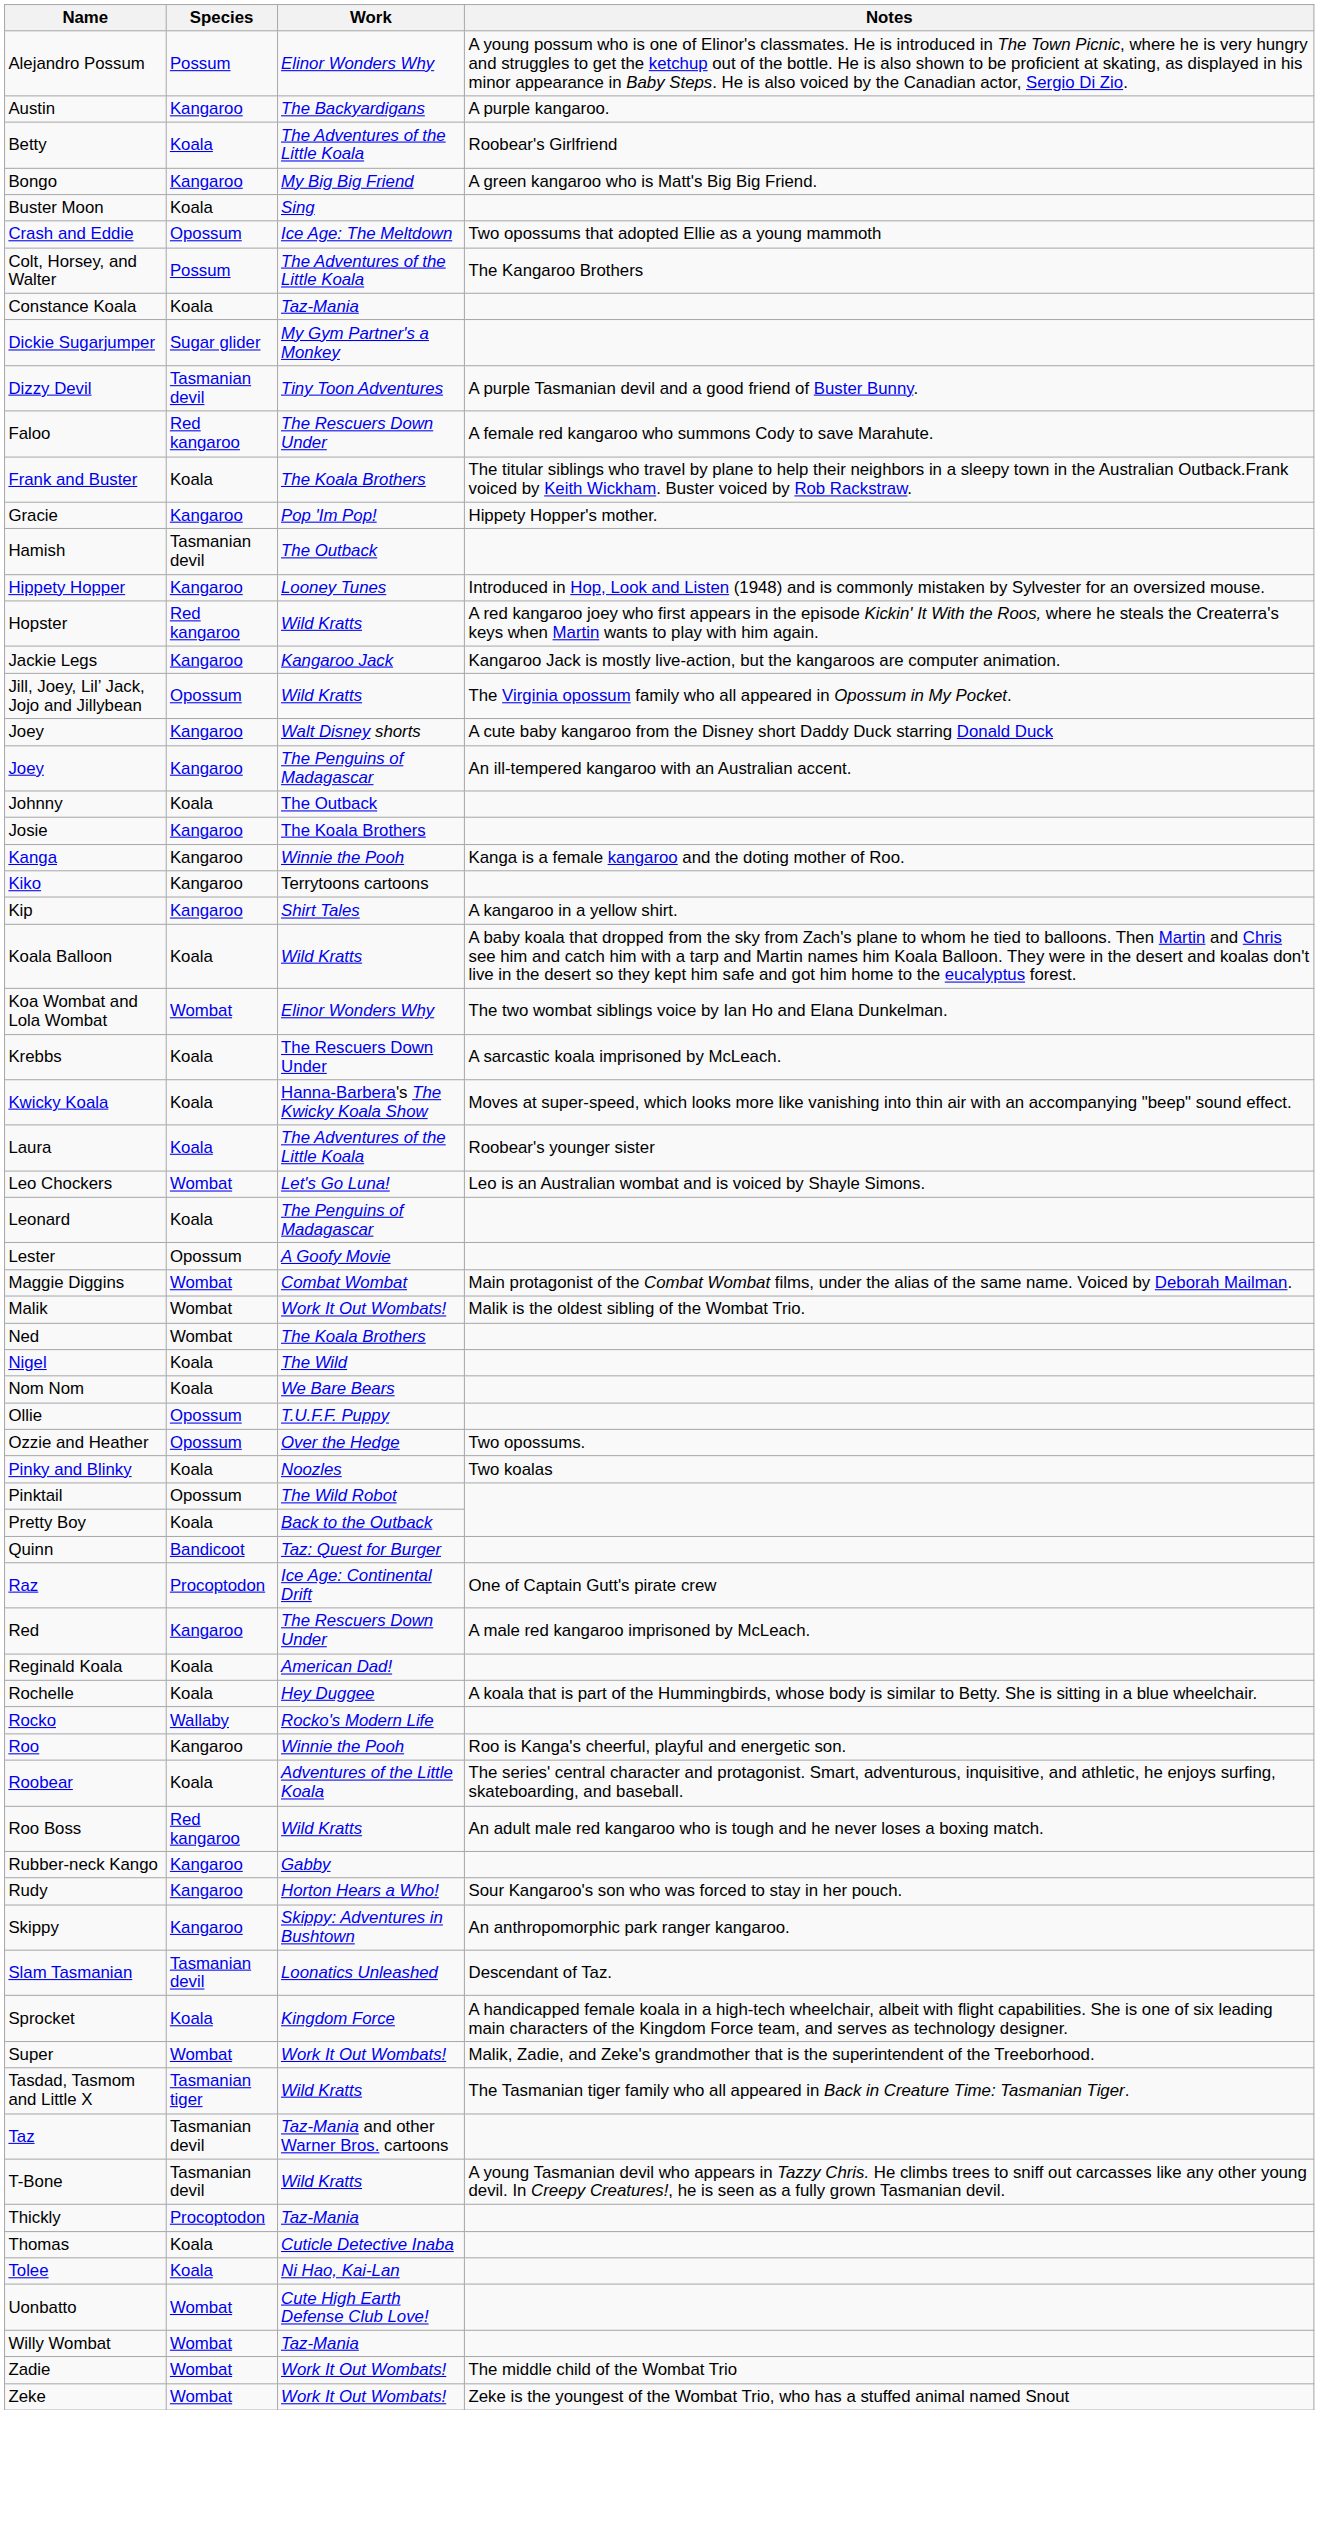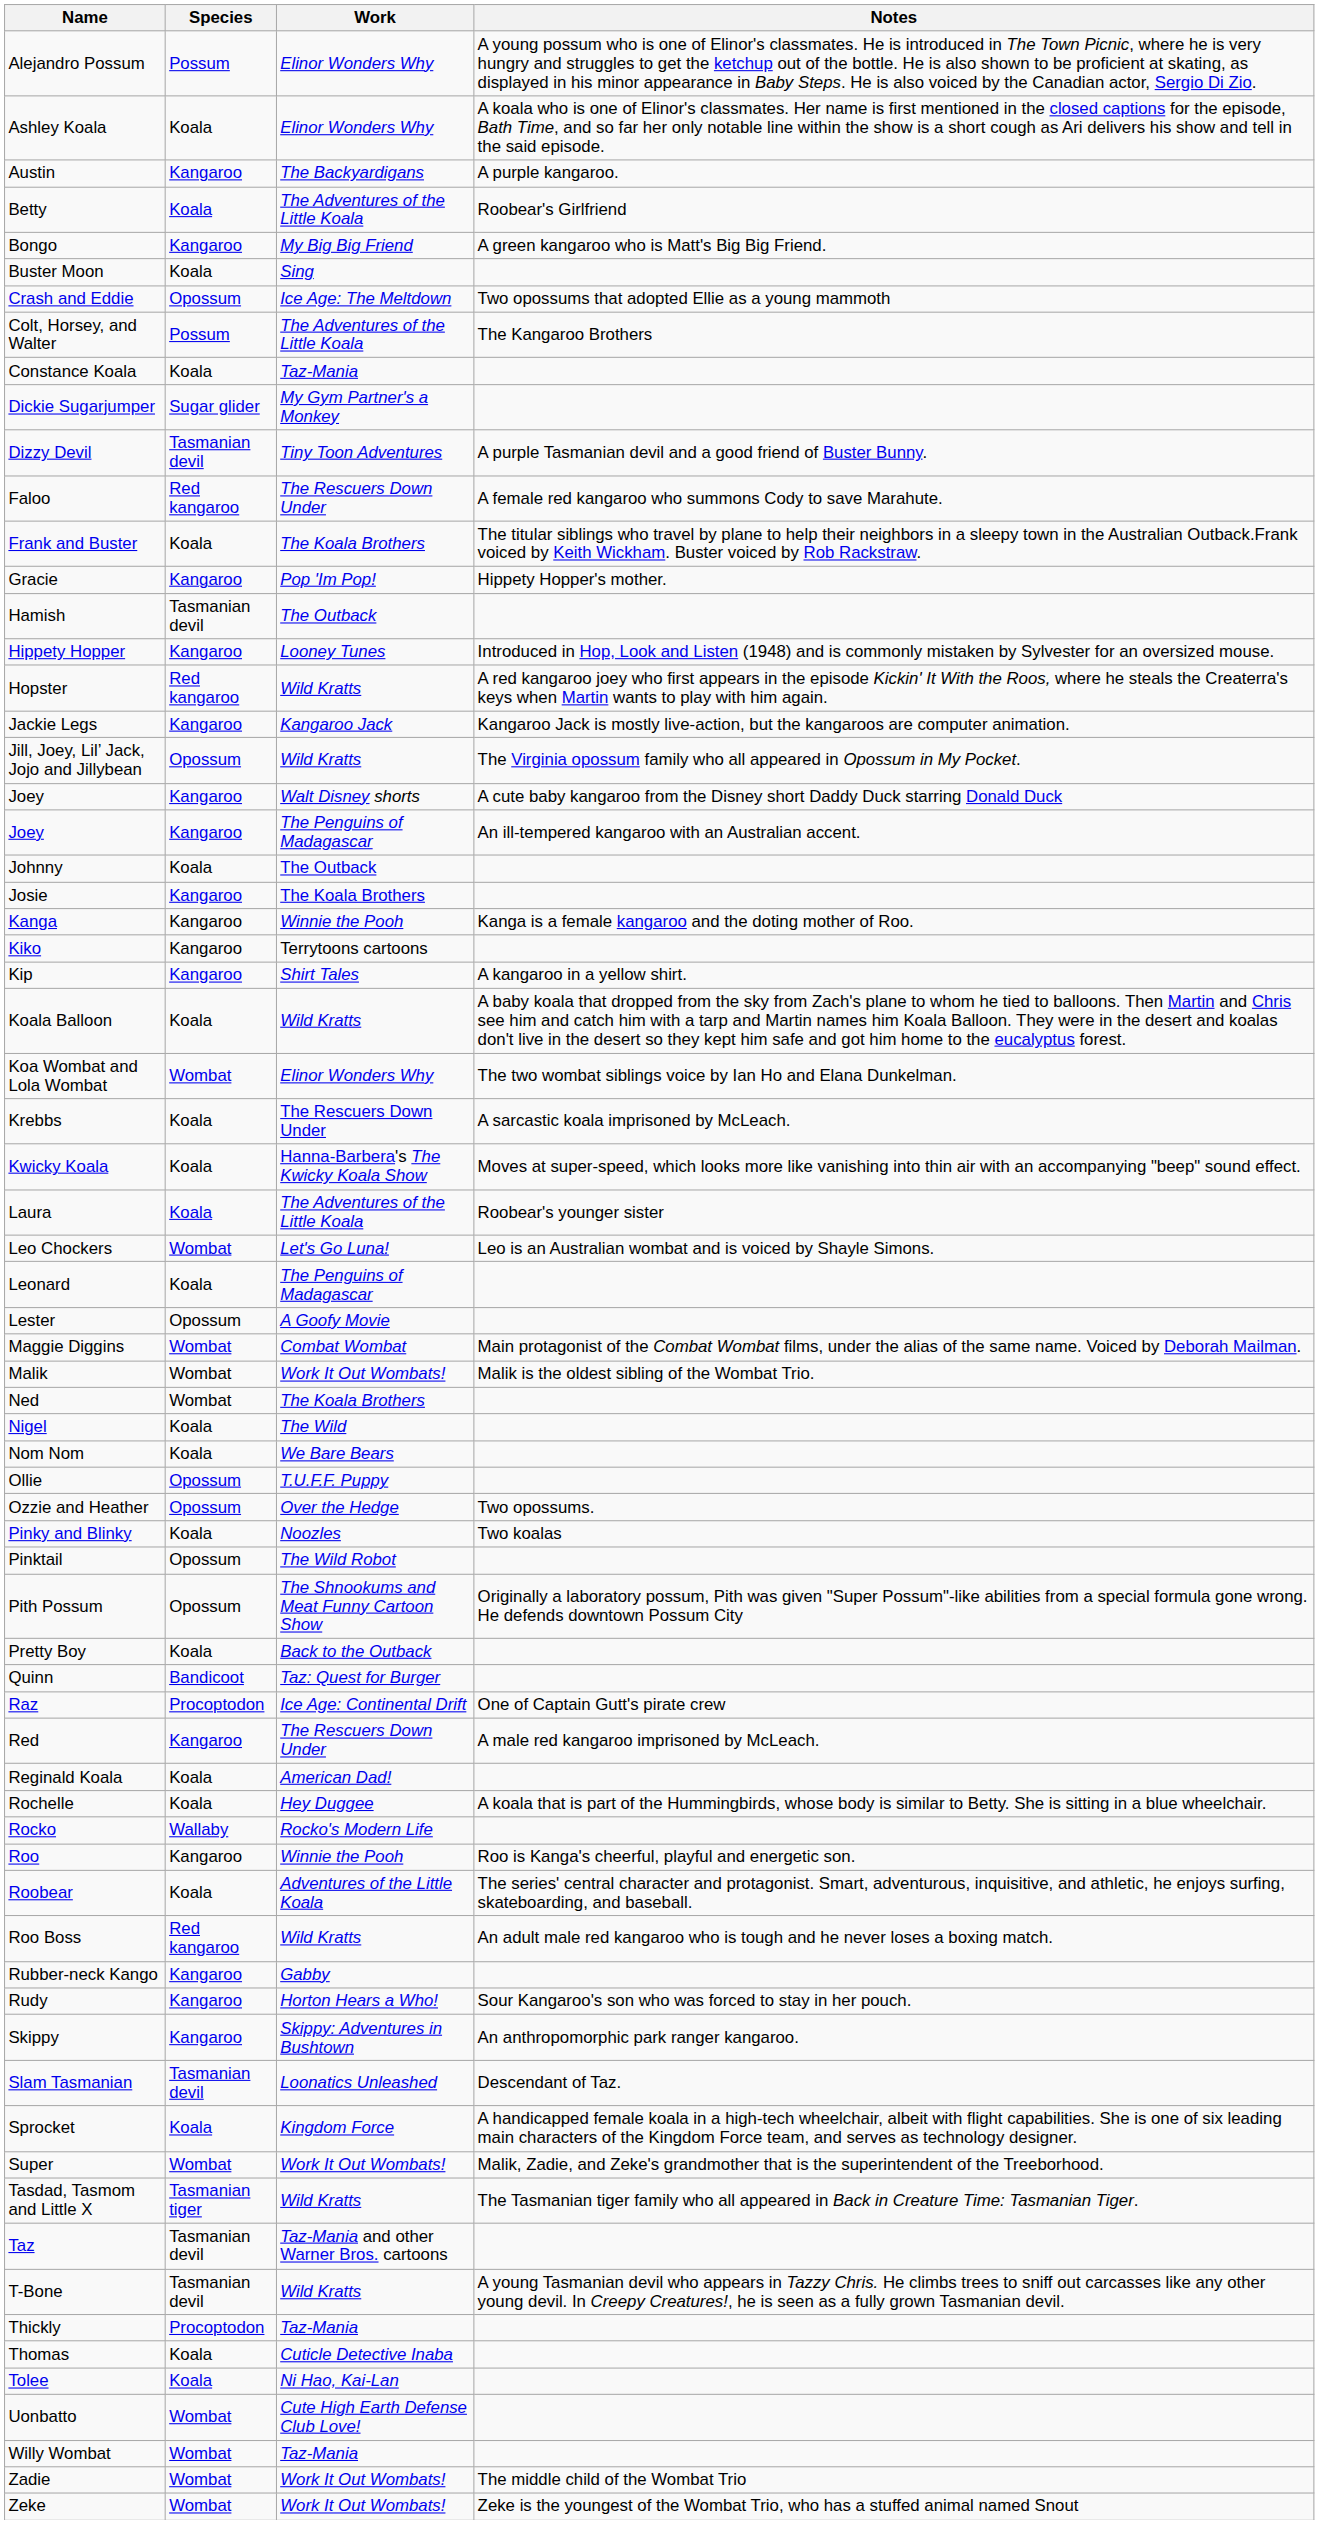+ row: (57, 127)
+ row: (56, 1605)
